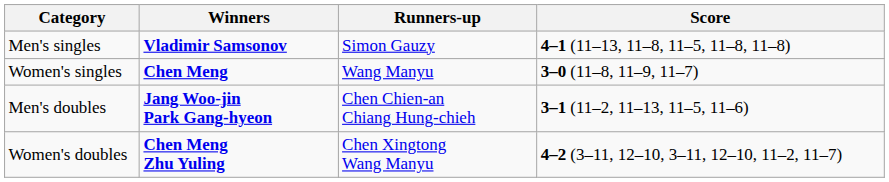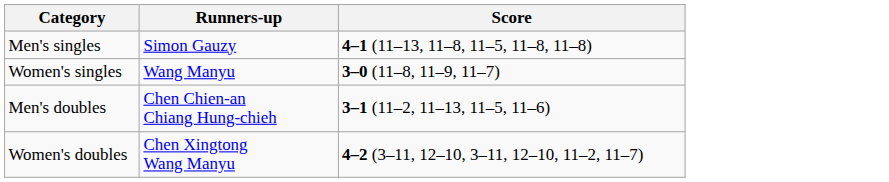- column: (239, 17)
